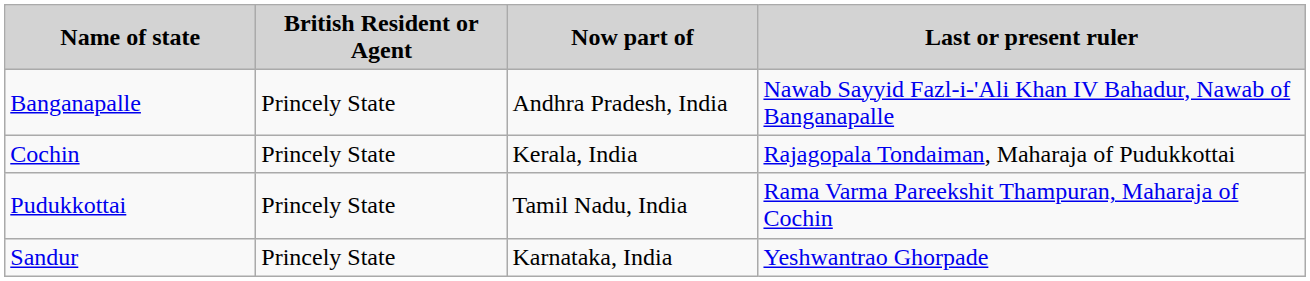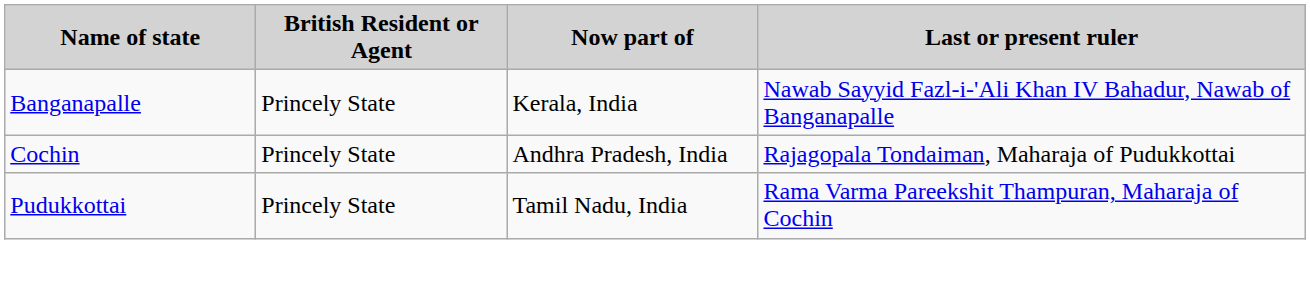(620, 102) Andhra Pradesh, India -> (575, 102) Kerala, India
(575, 153) Kerala, India -> (620, 153) Andhra Pradesh, India
- row: (44, 256)
